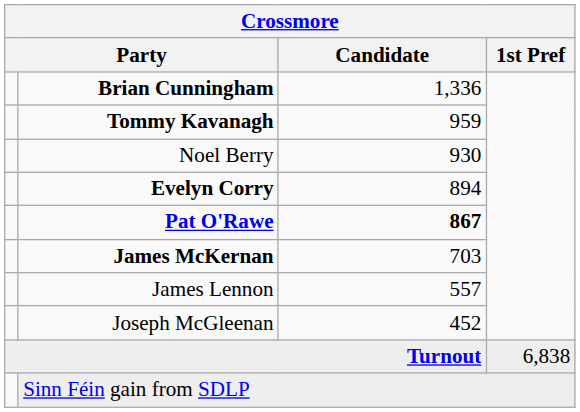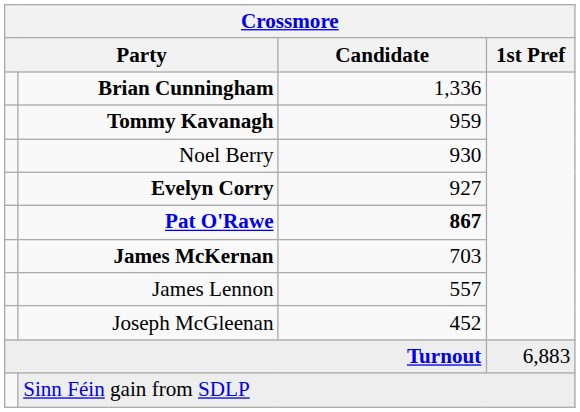(465, 188) 894 -> (465, 188) 927
(546, 356) 6,838 -> (546, 356) 6,883
